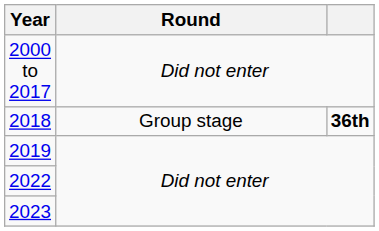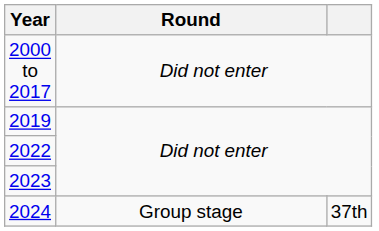- row: (30, 121)
+ row: (30, 211)
